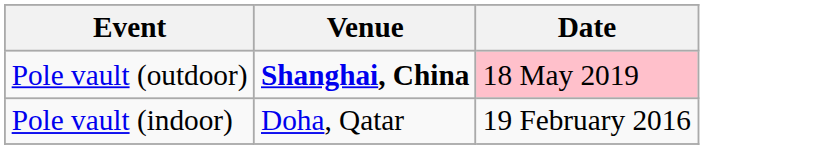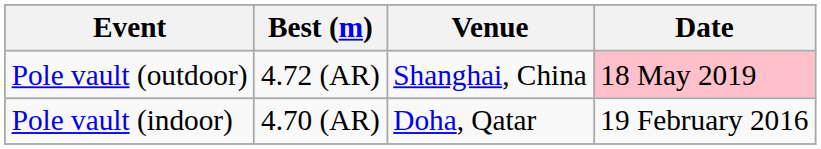+ column: (320, 27)
(365, 74) bold -> (490, 74) normal
